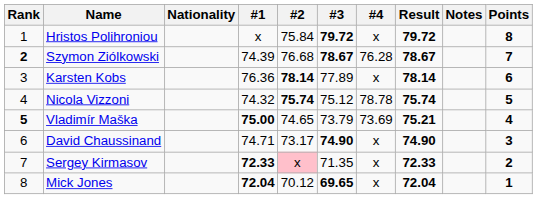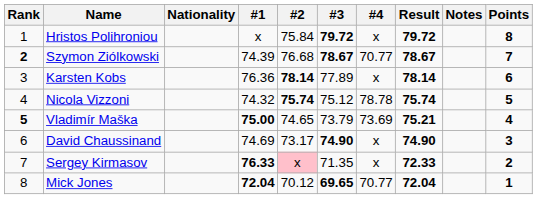(376, 57) 76.28 -> (376, 57) 70.77
(258, 141) 74.71 -> (258, 141) 74.69
(258, 162) 72.33 -> (258, 162) 76.33
(376, 183) x -> (376, 183) 70.77
